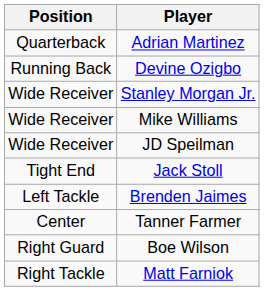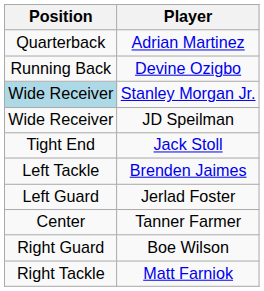(61, 94) no background -> (61, 94) lightblue background
- row: (188, 119)
+ row: (188, 196)
